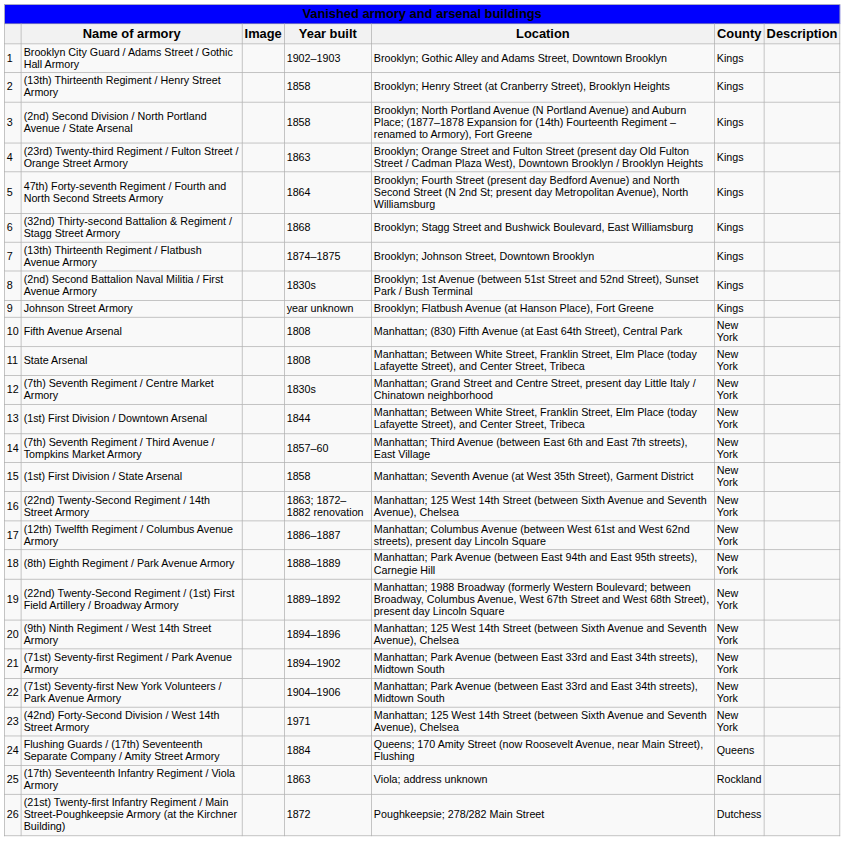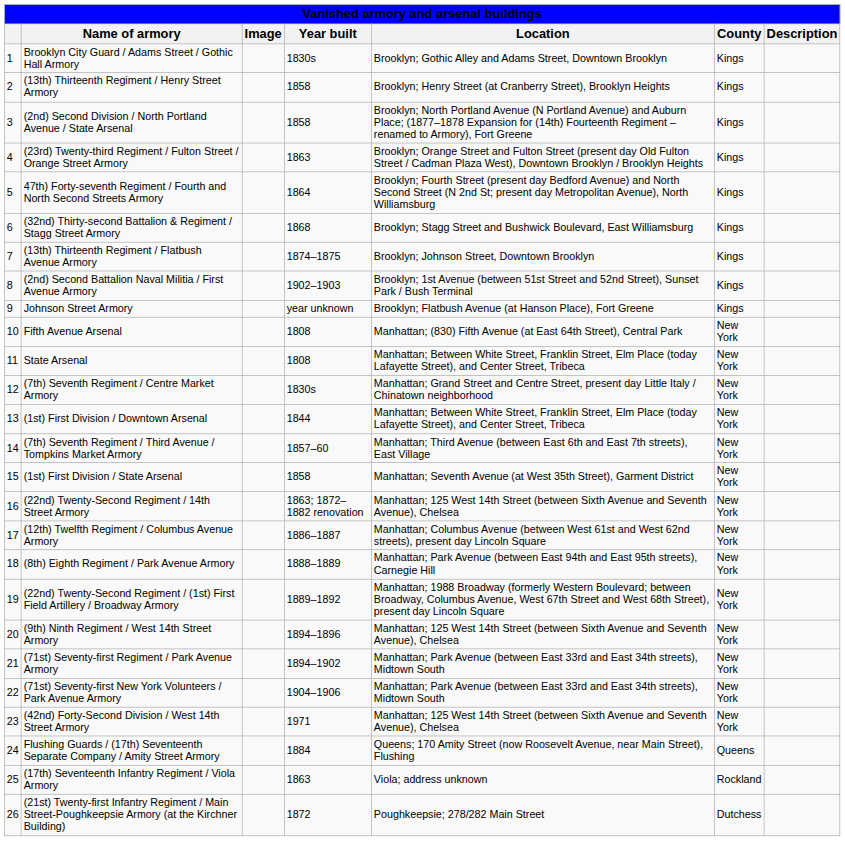(314, 58) 1902–1903 -> (301, 58) 1830s
(301, 285) 1830s -> (314, 285) 1902–1903
